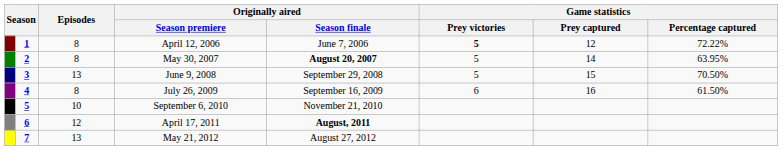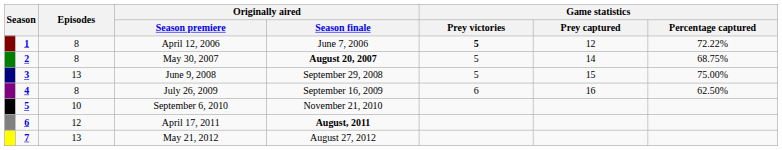(713, 59) 63.95% -> (713, 59) 68.75%
(713, 75) 70.50% -> (713, 75) 75.00%
(713, 91) 61.50% -> (713, 91) 62.50%
